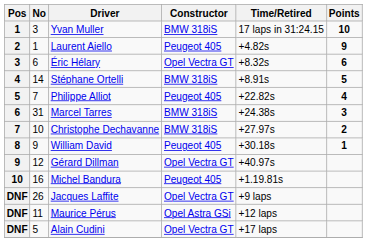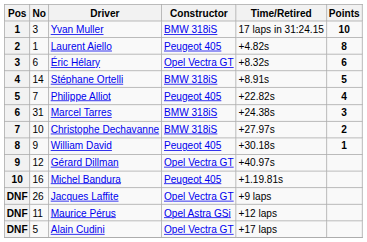(344, 46) 9 -> (344, 46) 8
